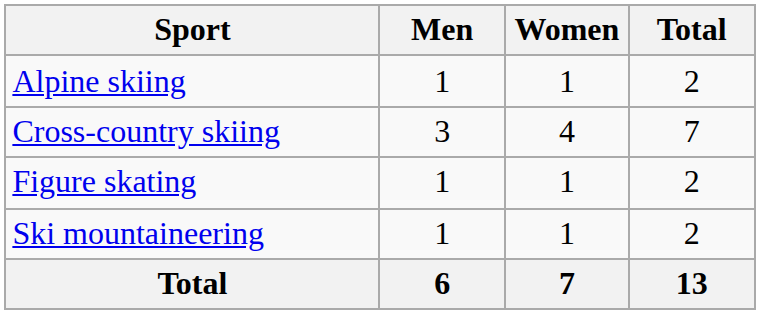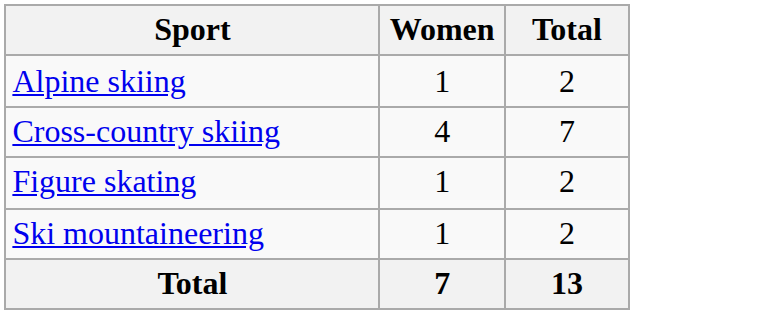- column: (442, 29)
